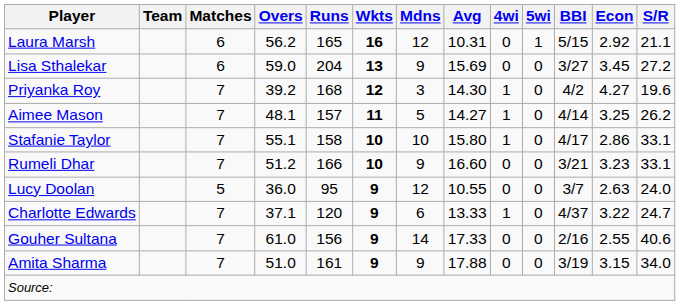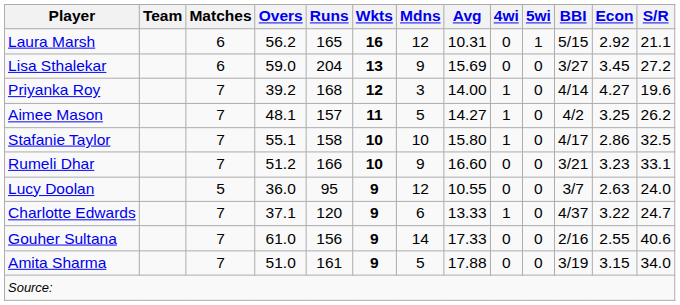(467, 90) 14.30 -> (467, 90) 14.00
(573, 90) 4/2 -> (573, 90) 4/14
(573, 115) 4/14 -> (573, 115) 4/2
(656, 139) 33.1 -> (656, 139) 32.5
(420, 262) 9 -> (420, 262) 5
